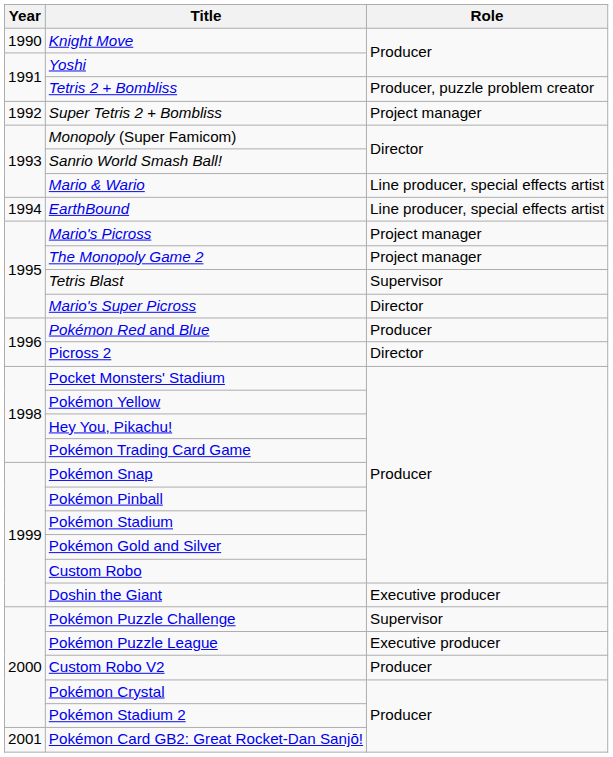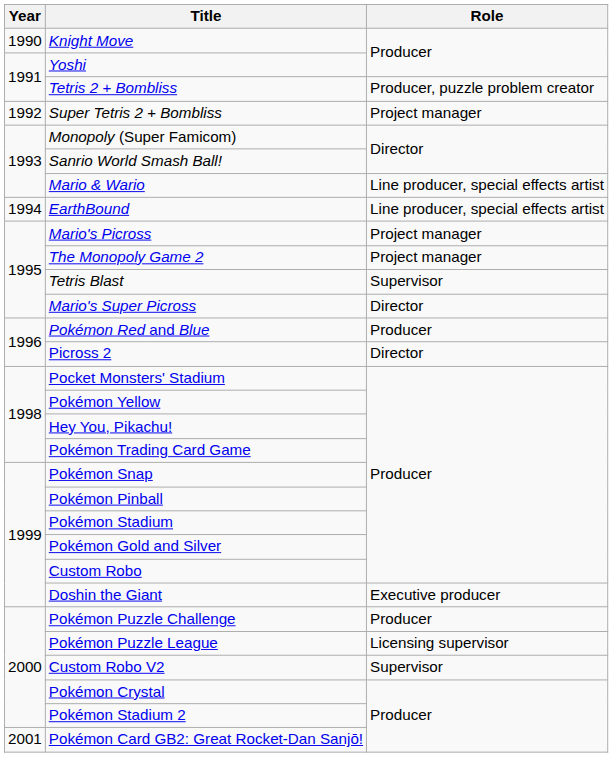(406, 619) Supervisor -> (401, 619) Producer
(435, 643) Executive producer -> (439, 643) Licensing supervisor
(401, 667) Producer -> (406, 667) Supervisor
